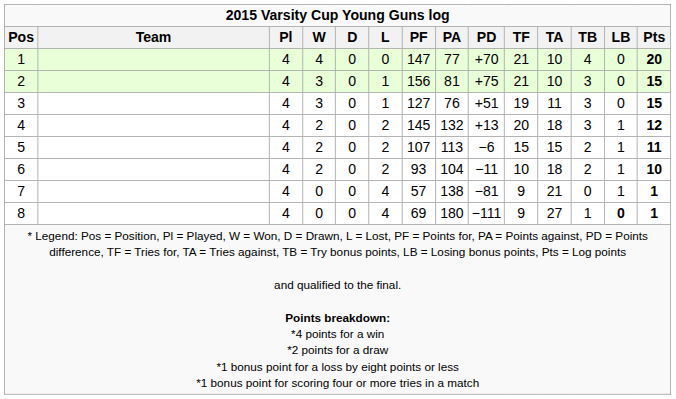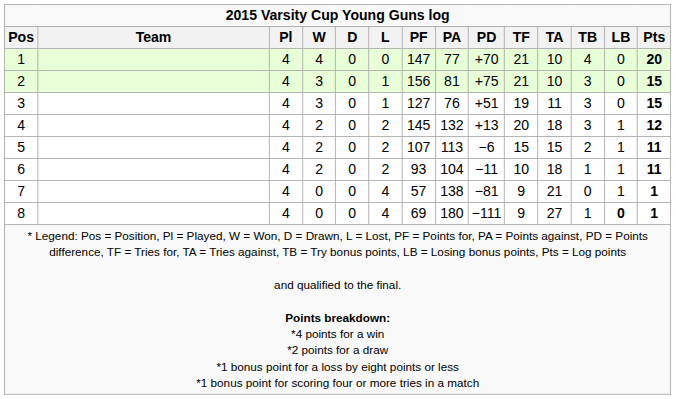(588, 169) 2 -> (588, 169) 1
(654, 169) 10 -> (654, 169) 11
